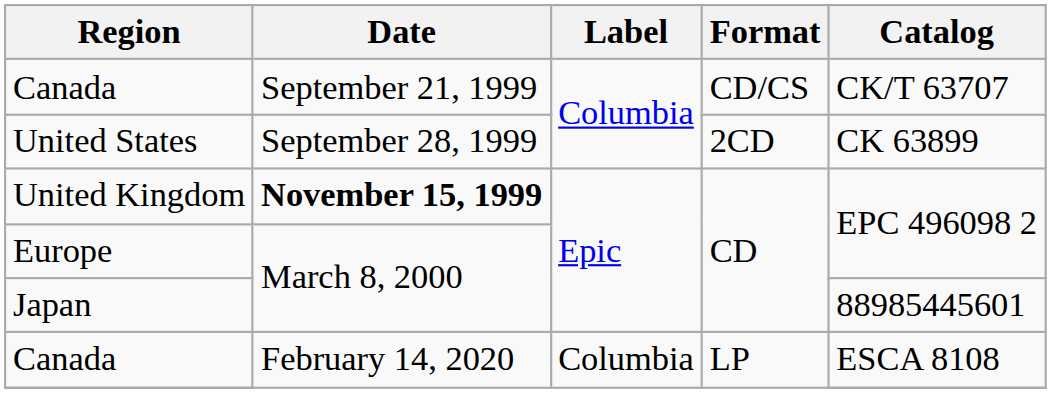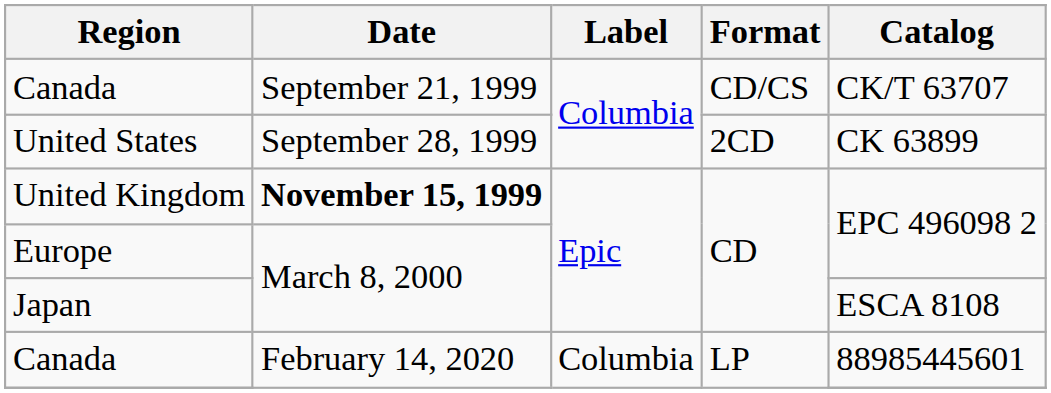(931, 304) 88985445601 -> (918, 304) ESCA 8108
(918, 359) ESCA 8108 -> (931, 359) 88985445601
